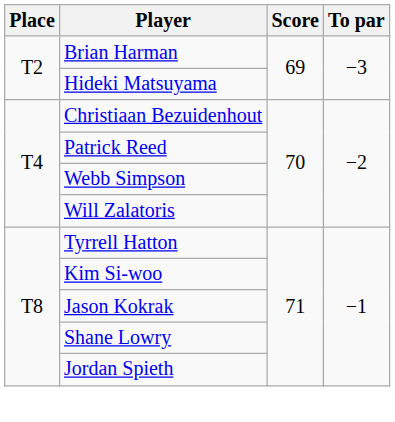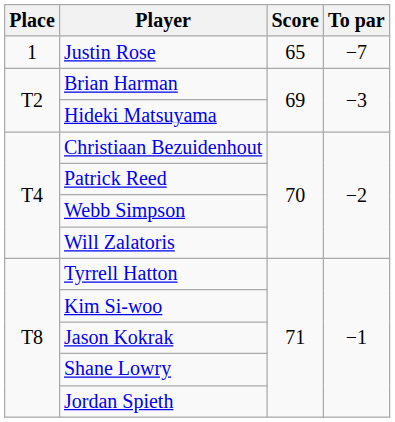+ row: (110, 52)
